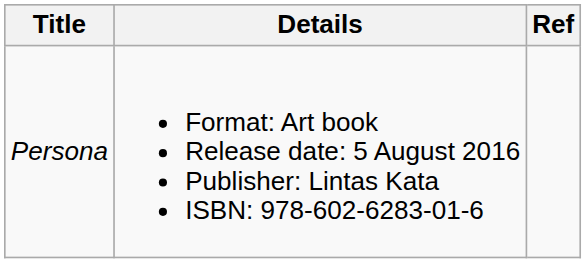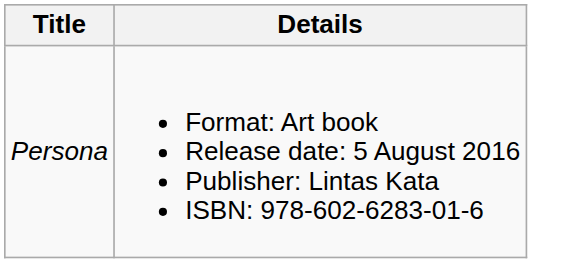- column: (553, 25)
